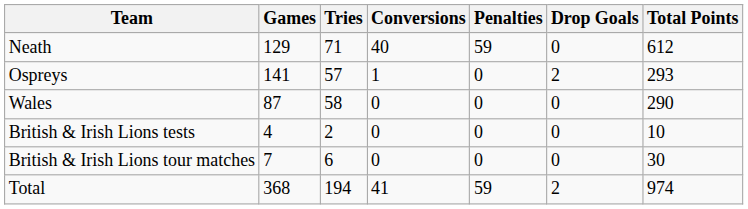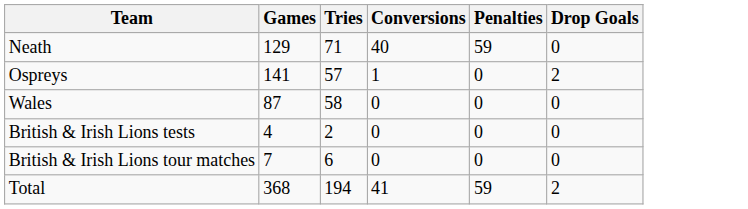- column: (693, 18)
